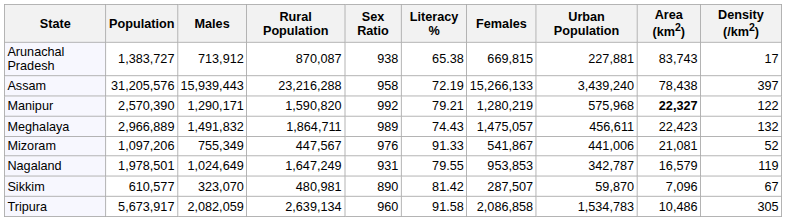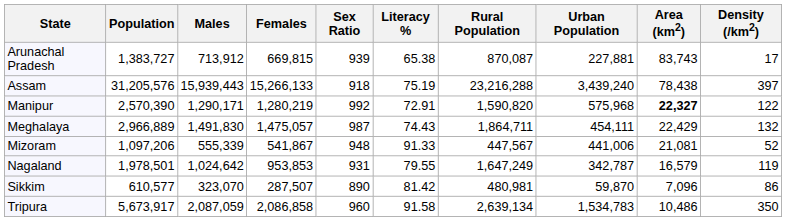columns swapped: (501, 24) <-> (296, 24)
(388, 59) 938 -> (359, 59) 939
(388, 86) 958 -> (359, 86) 918
(448, 86) 72.19 -> (419, 86) 75.19
(448, 106) 79.21 -> (419, 106) 72.91
(216, 126) 1,491,832 -> (216, 126) 1,491,830
(388, 126) 989 -> (359, 126) 987
(612, 126) 456,611 -> (612, 126) 454,111
(678, 126) 22,423 -> (678, 126) 22,429
(221, 146) 755,349 -> (221, 146) 555,339
(388, 146) 976 -> (359, 146) 948
(216, 166) 1,024,649 -> (216, 166) 1,024,642
(771, 186) 67 -> (771, 186) 86
(216, 207) 2,082,059 -> (216, 207) 2,087,059
(768, 207) 305 -> (768, 207) 350
